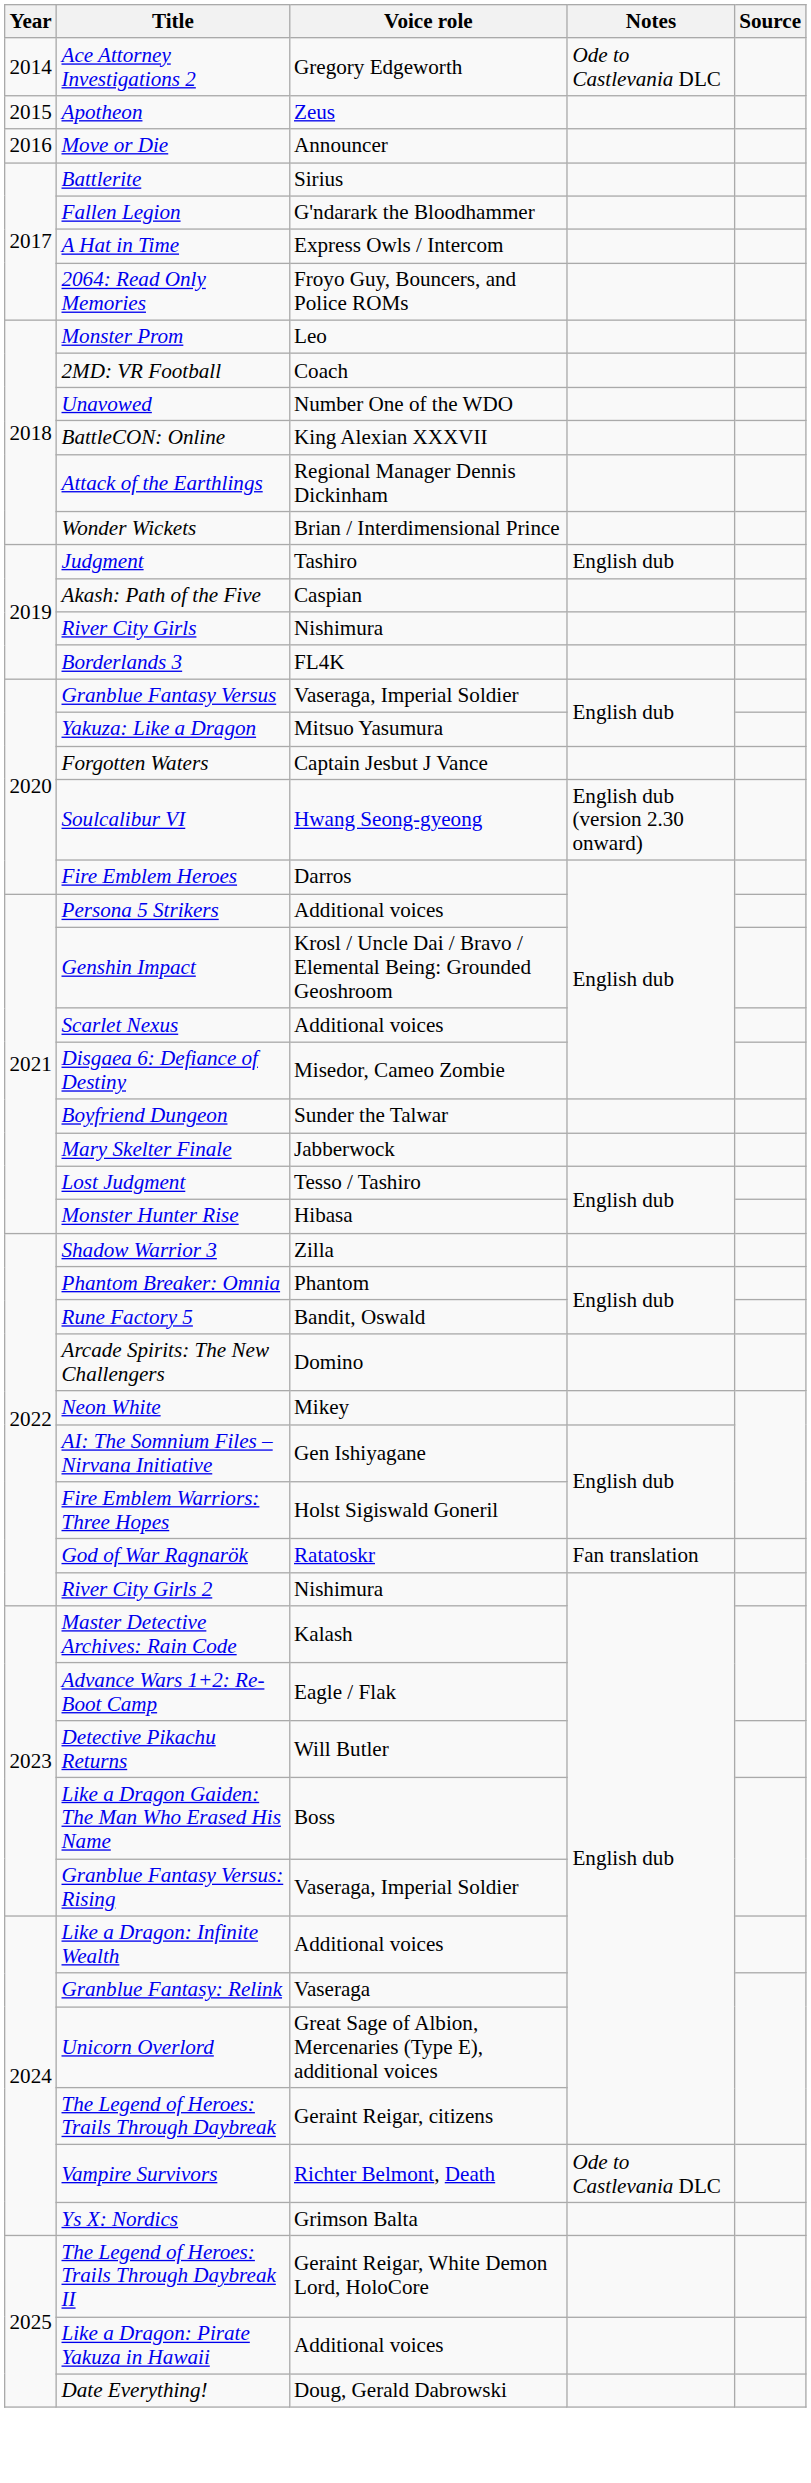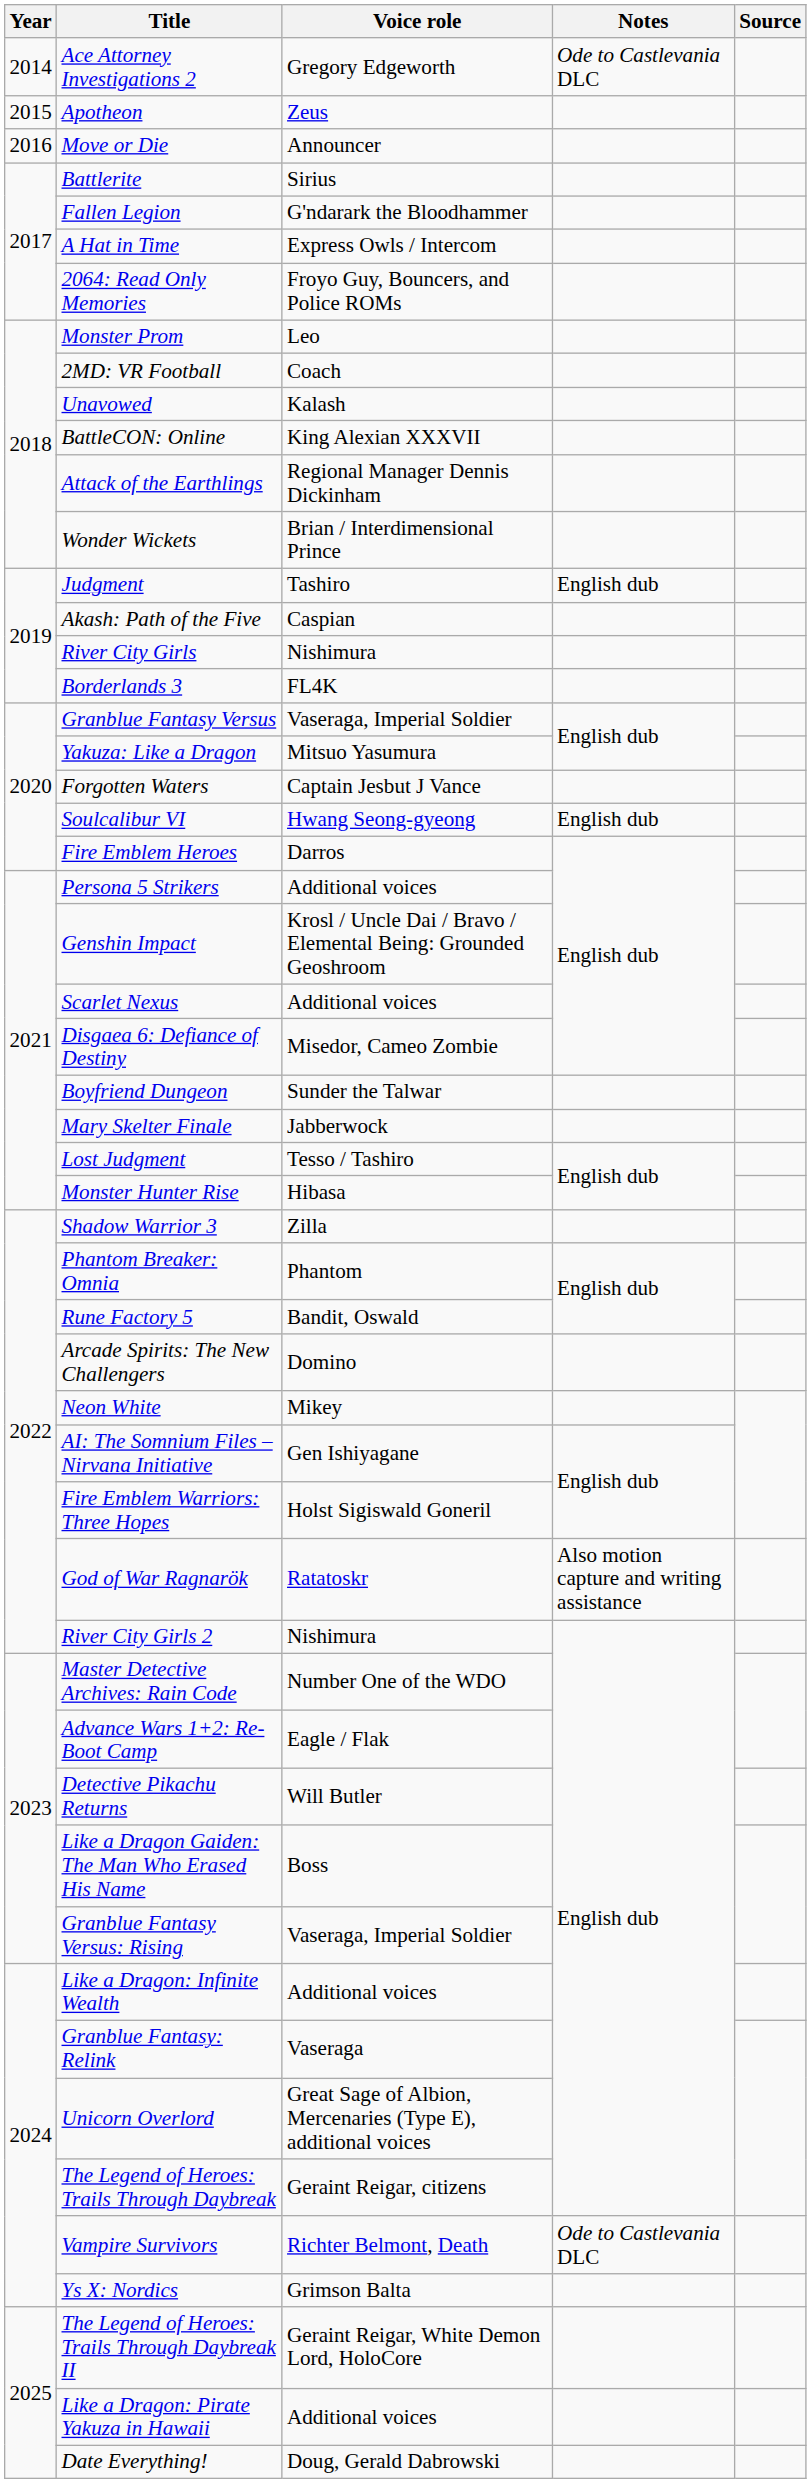(403, 403) Number One of the WDO -> (316, 403) Kalash
(628, 819) English dub (version 2.30 onward) -> (608, 819) English dub
(636, 1555) Fan translation -> (639, 1579) Also motion capture and writing assistance
(323, 1634) Kalash -> (397, 1681) Number One of the WDO
